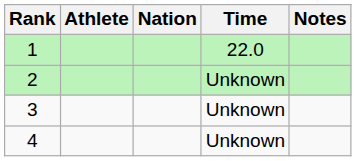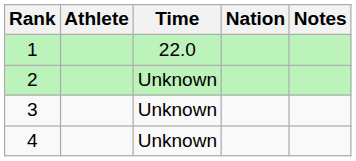columns swapped: (167, 19) <-> (245, 19)
